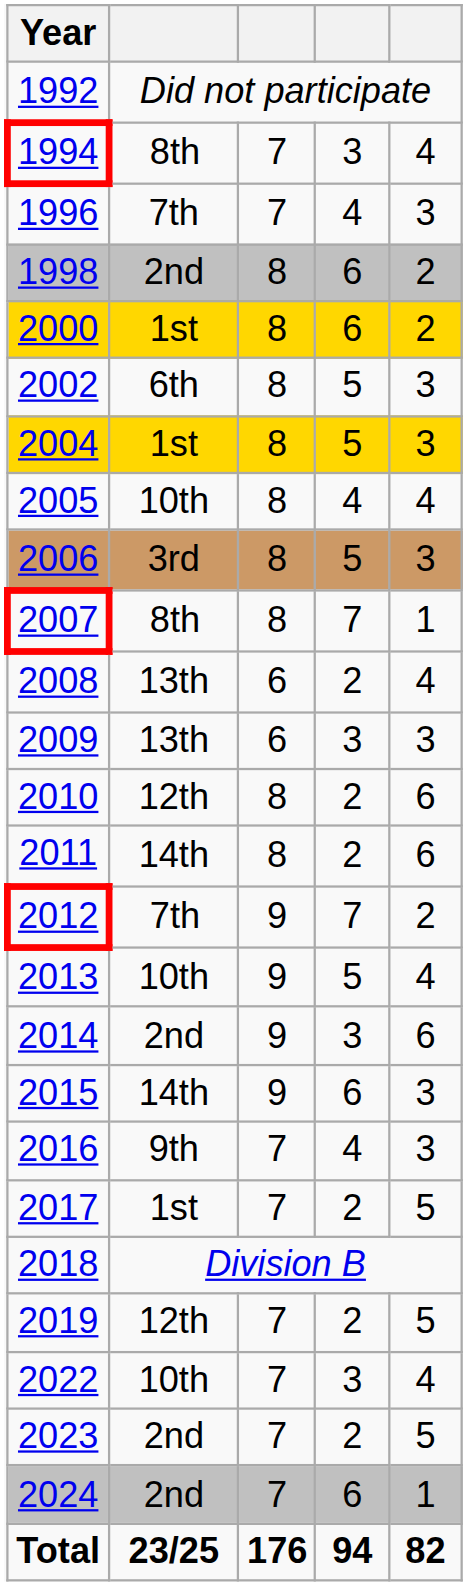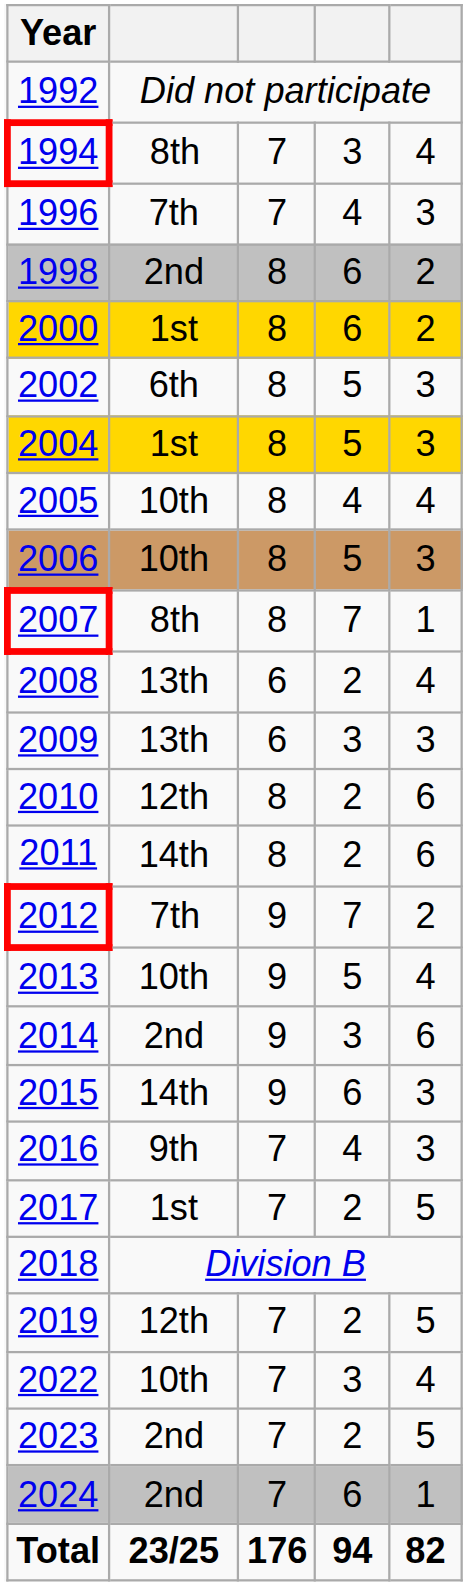(174, 559) 3rd -> (174, 559) 10th
